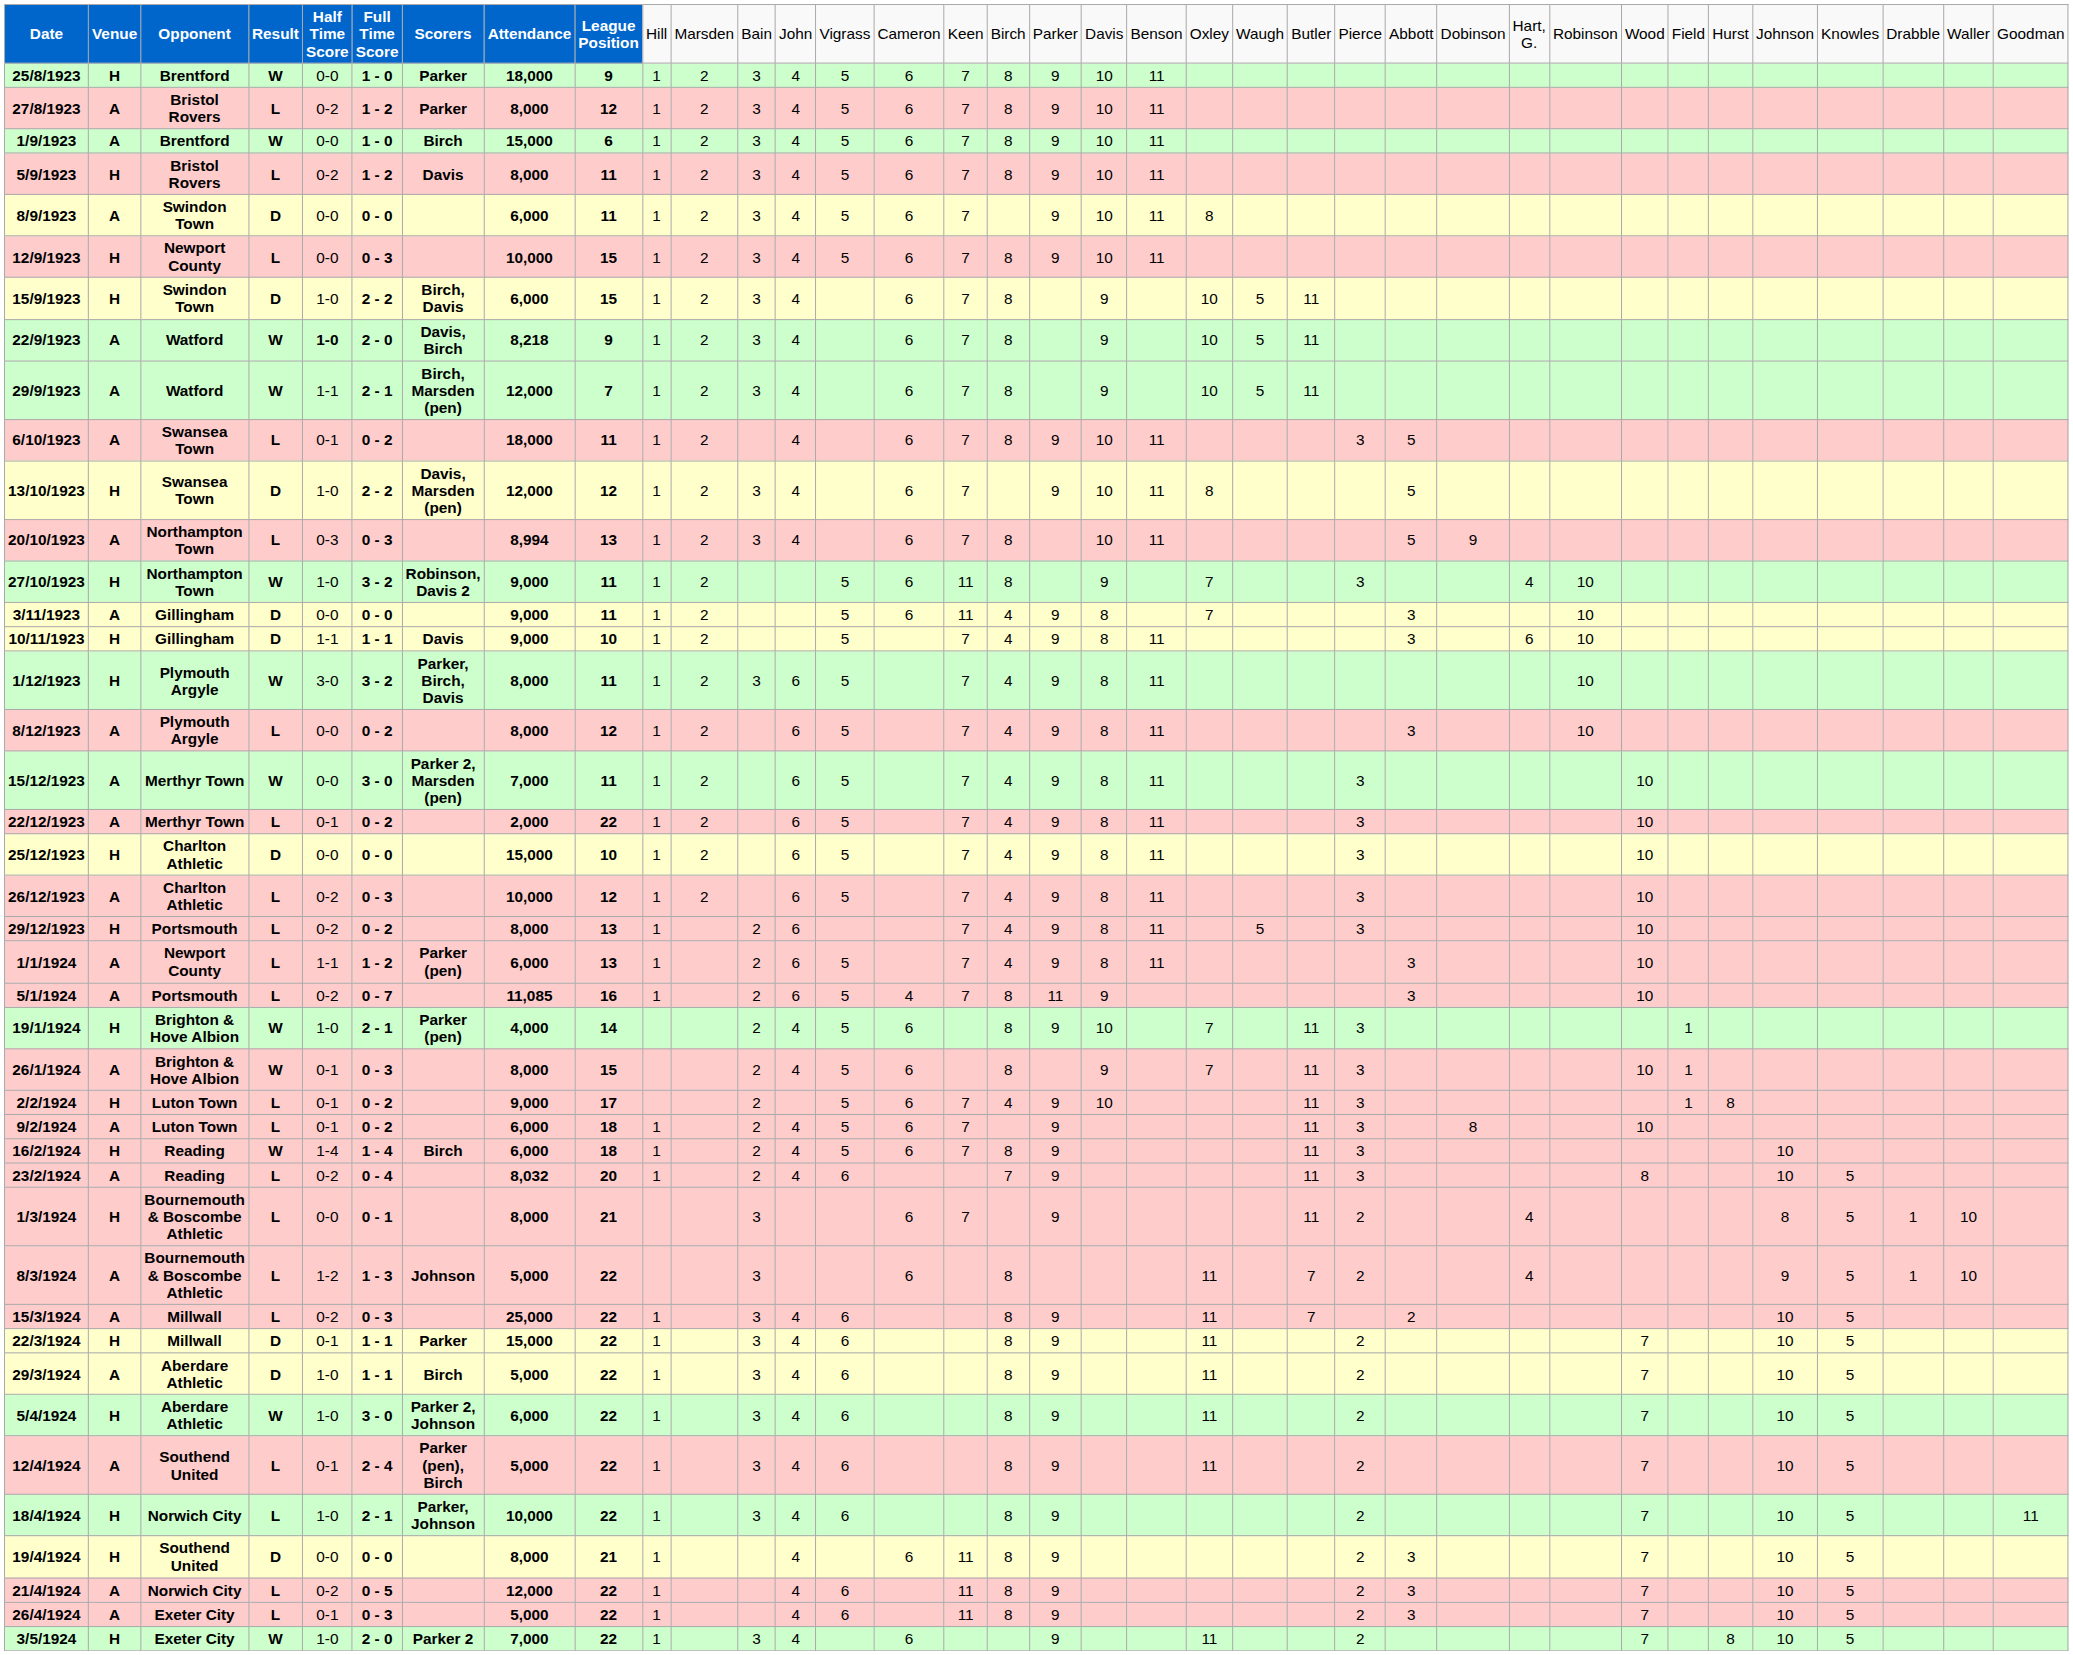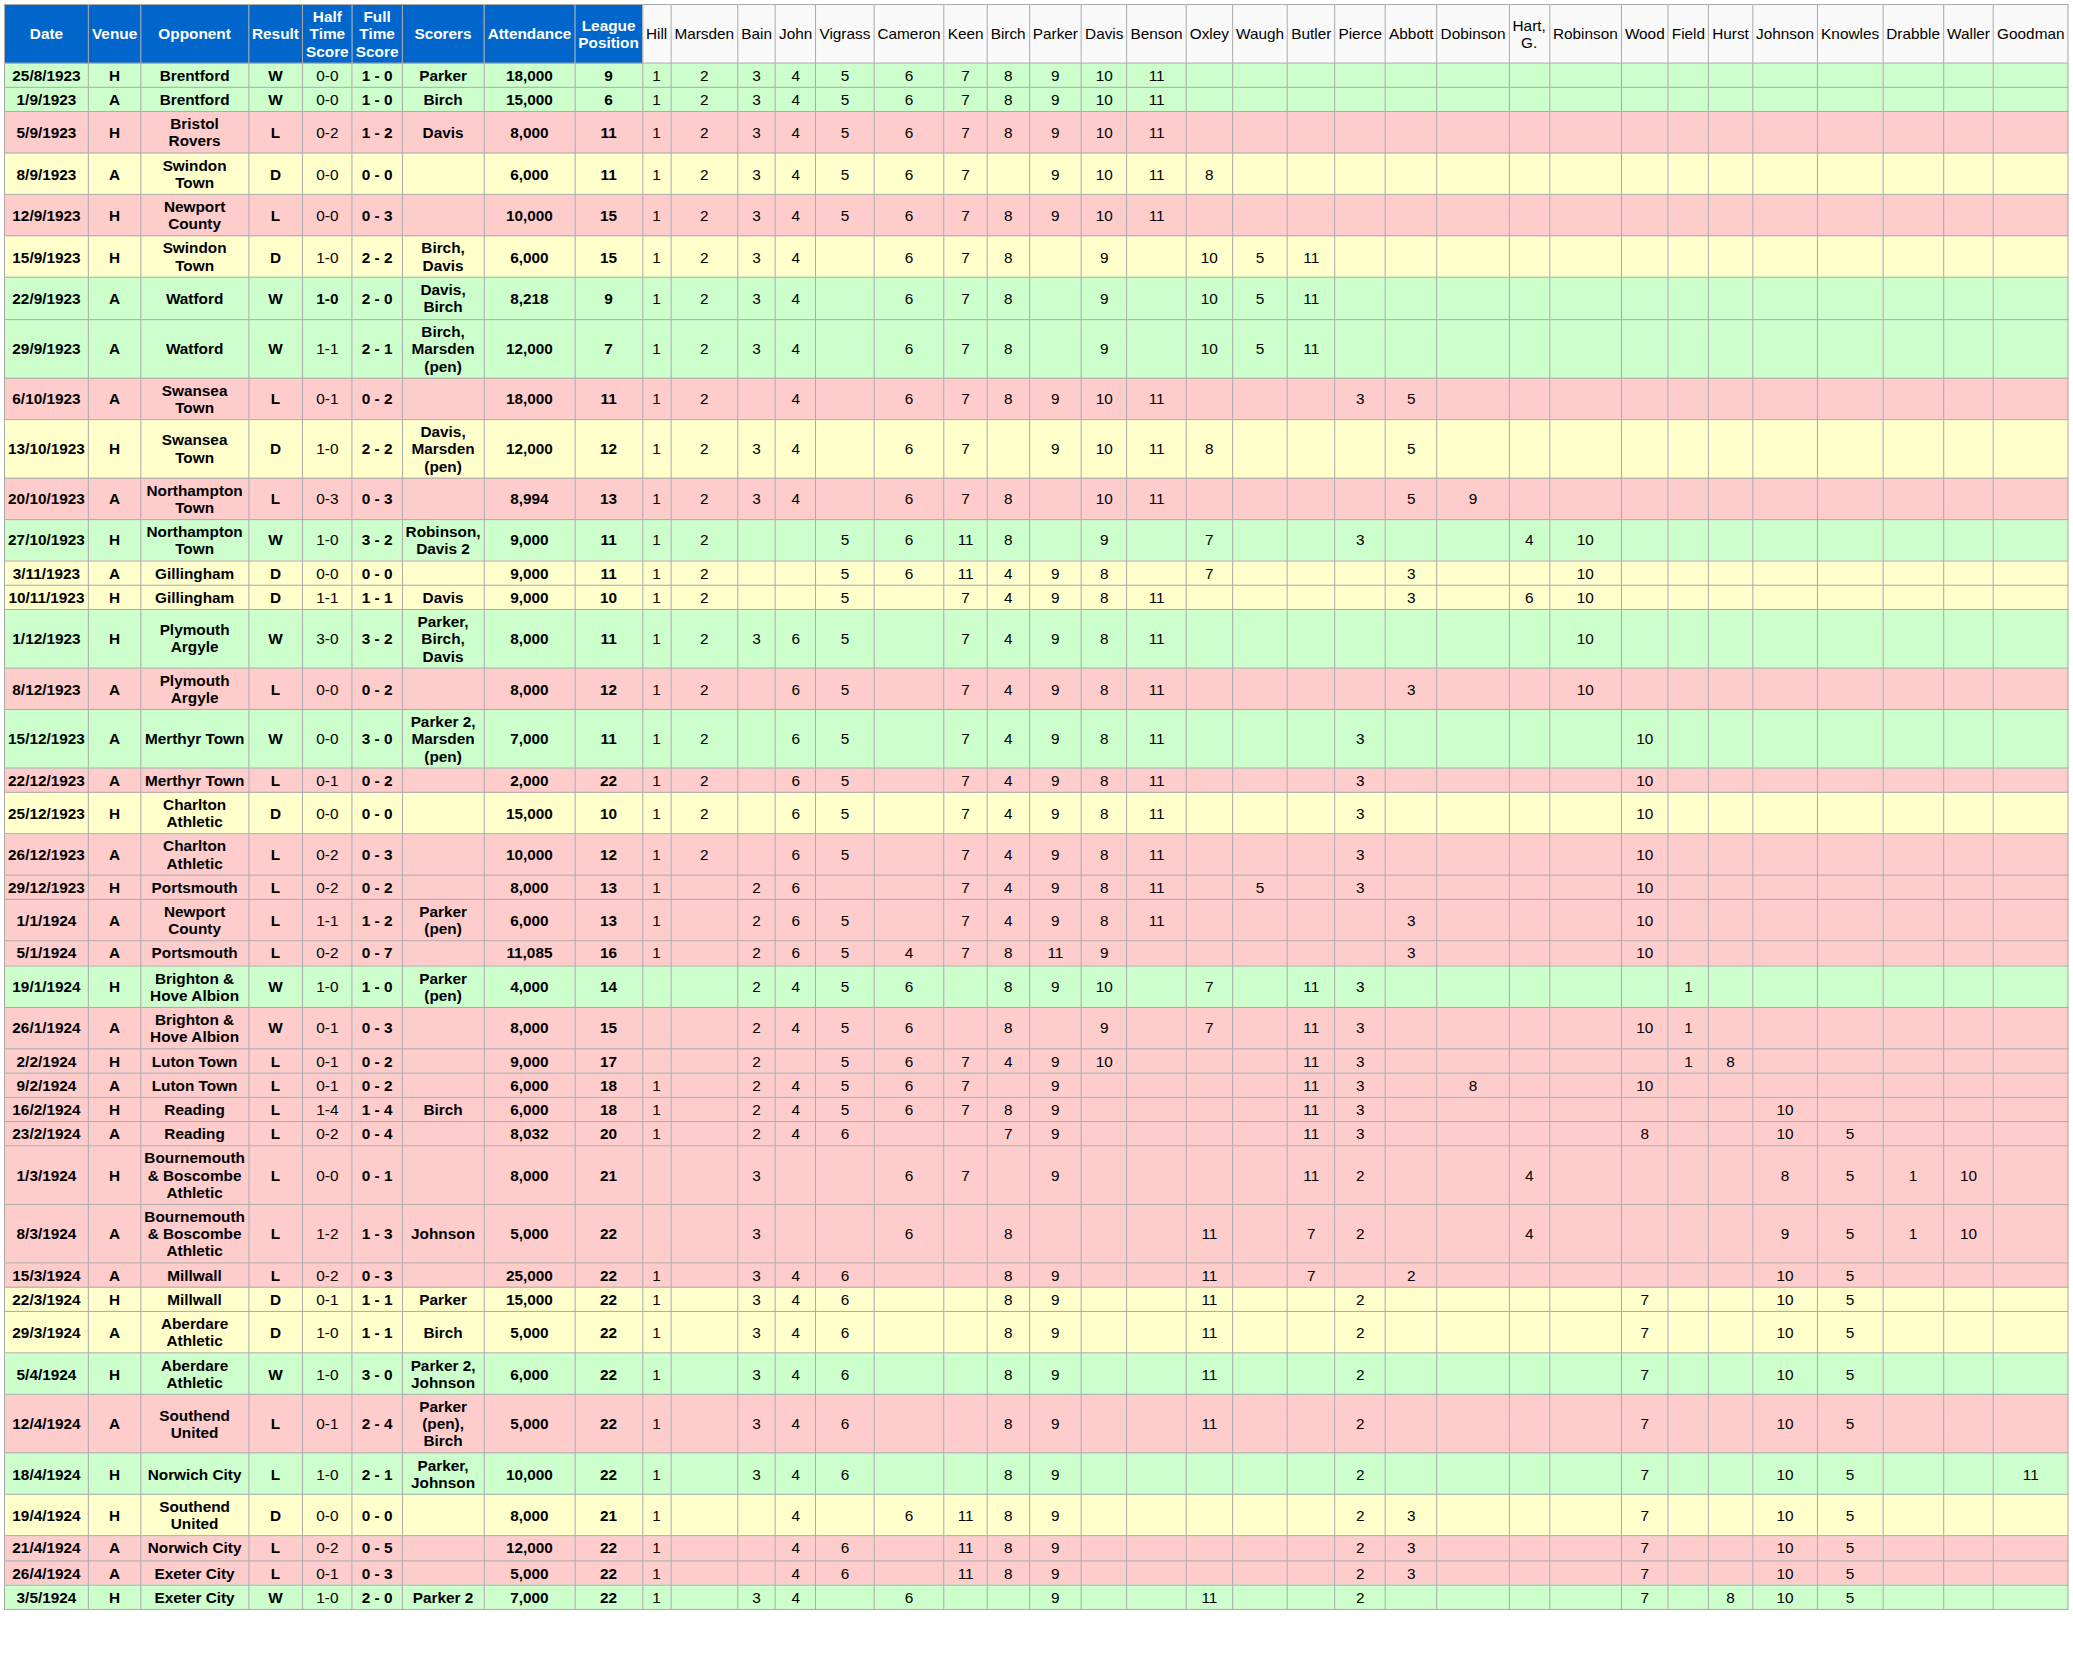- row: (46, 108)
(377, 1028) 2 - 1 -> (377, 986) 1 - 0
(275, 1151) W -> (275, 1109) L
